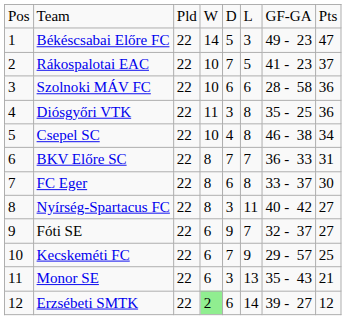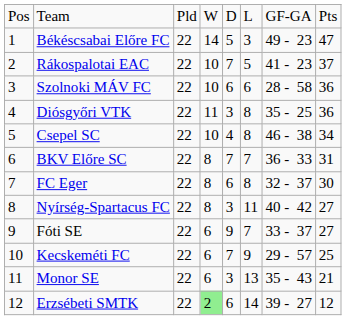(289, 183) 33 - 37 -> (289, 183) 32 - 37
(289, 231) 32 - 37 -> (289, 231) 33 - 37
